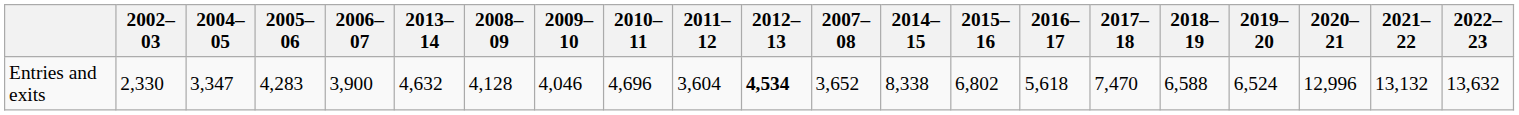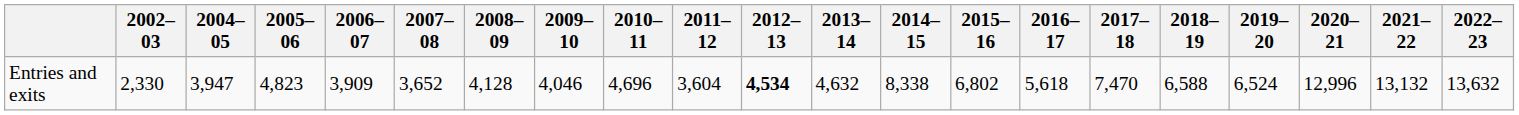columns swapped: (846, 30) <-> (429, 30)
(212, 83) 3,347 -> (212, 83) 3,947
(281, 83) 4,283 -> (281, 83) 4,823
(351, 83) 3,900 -> (351, 83) 3,909
